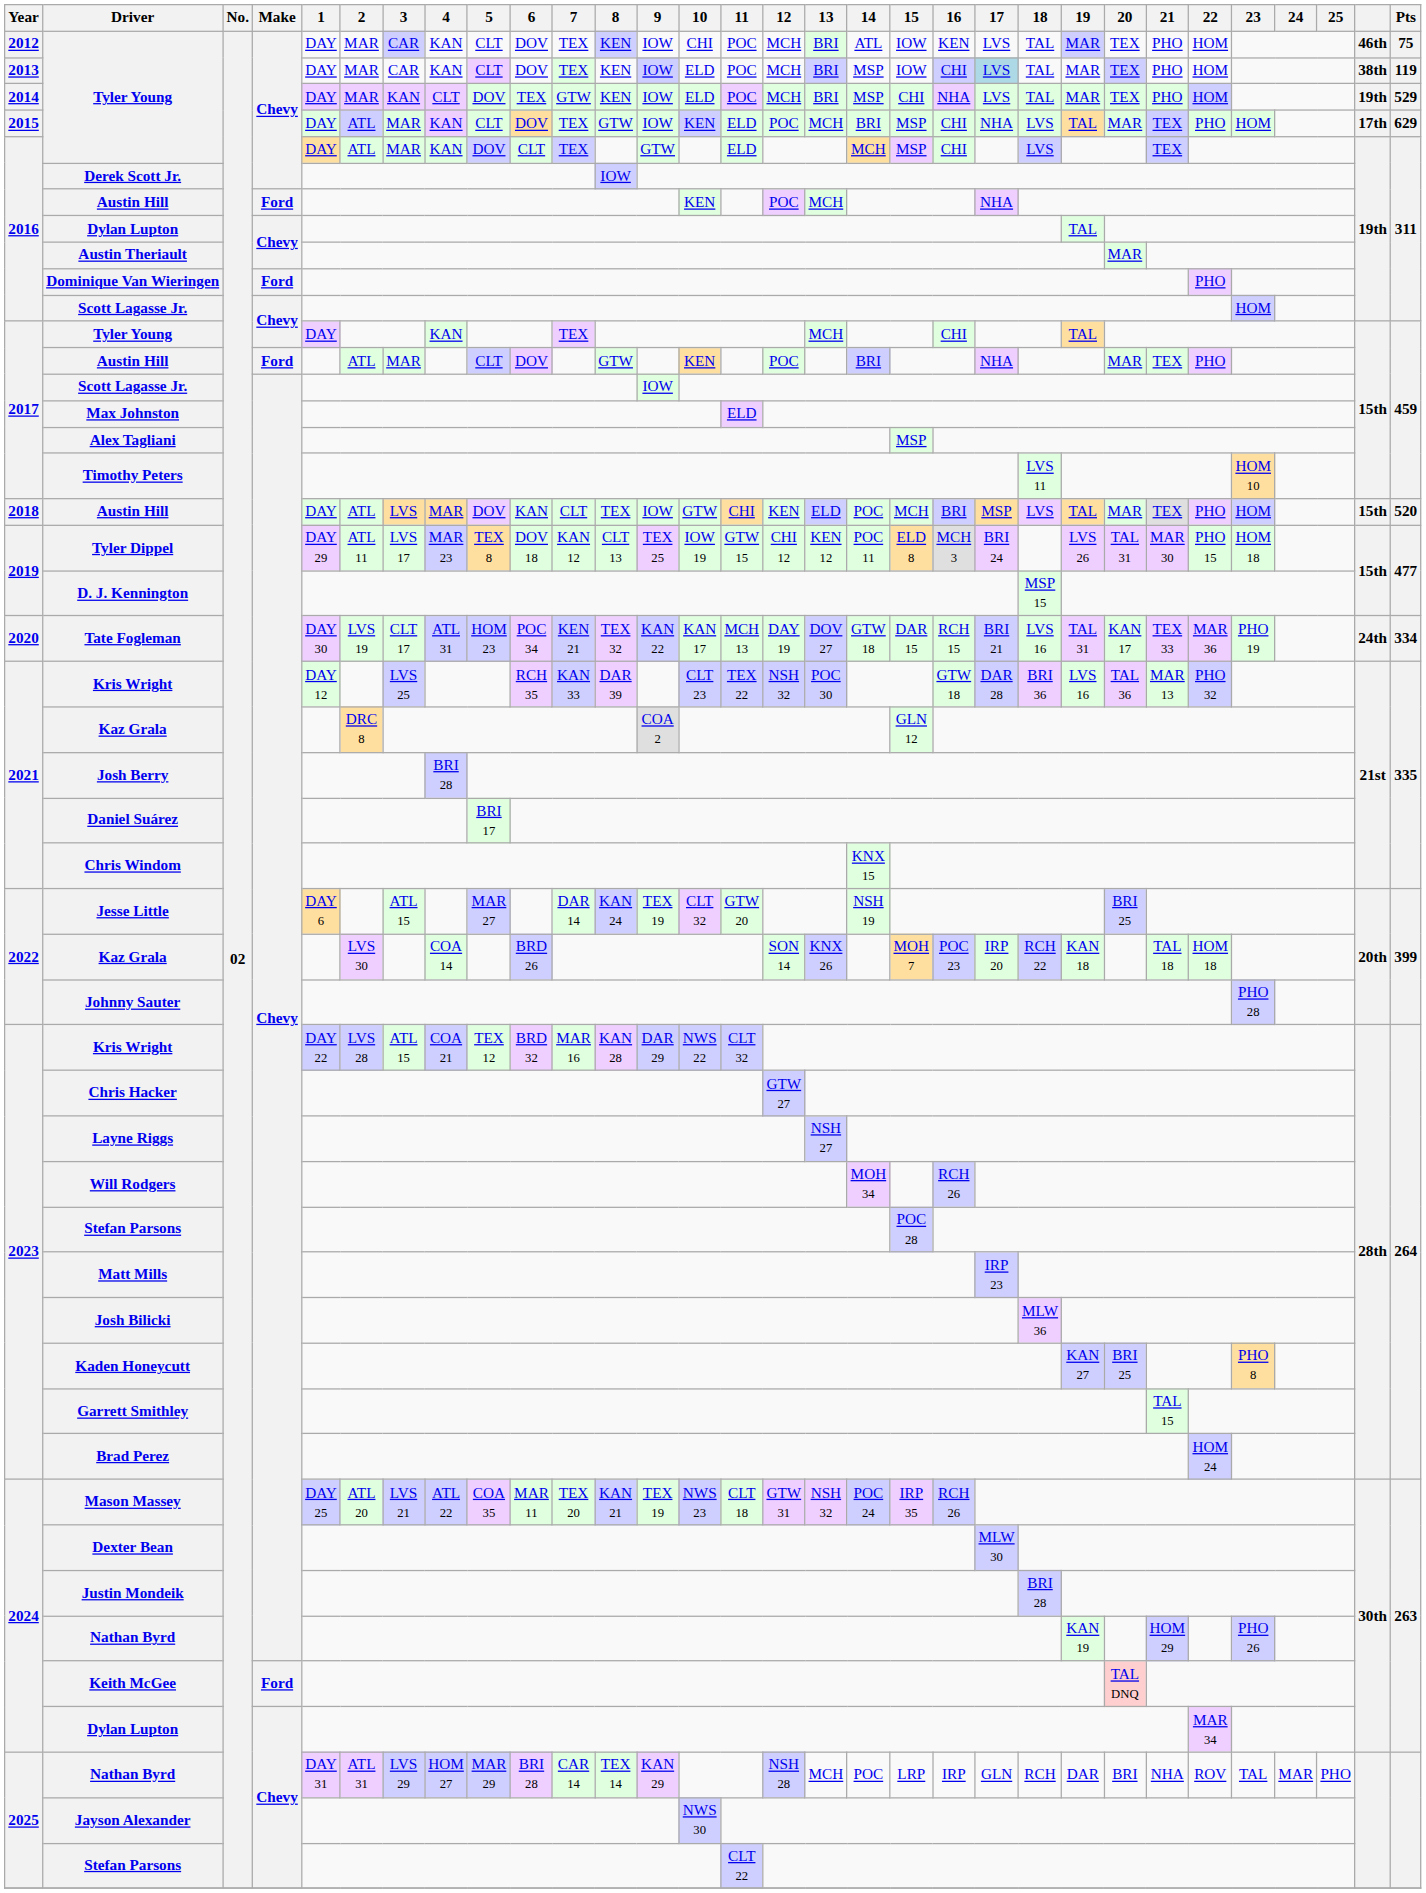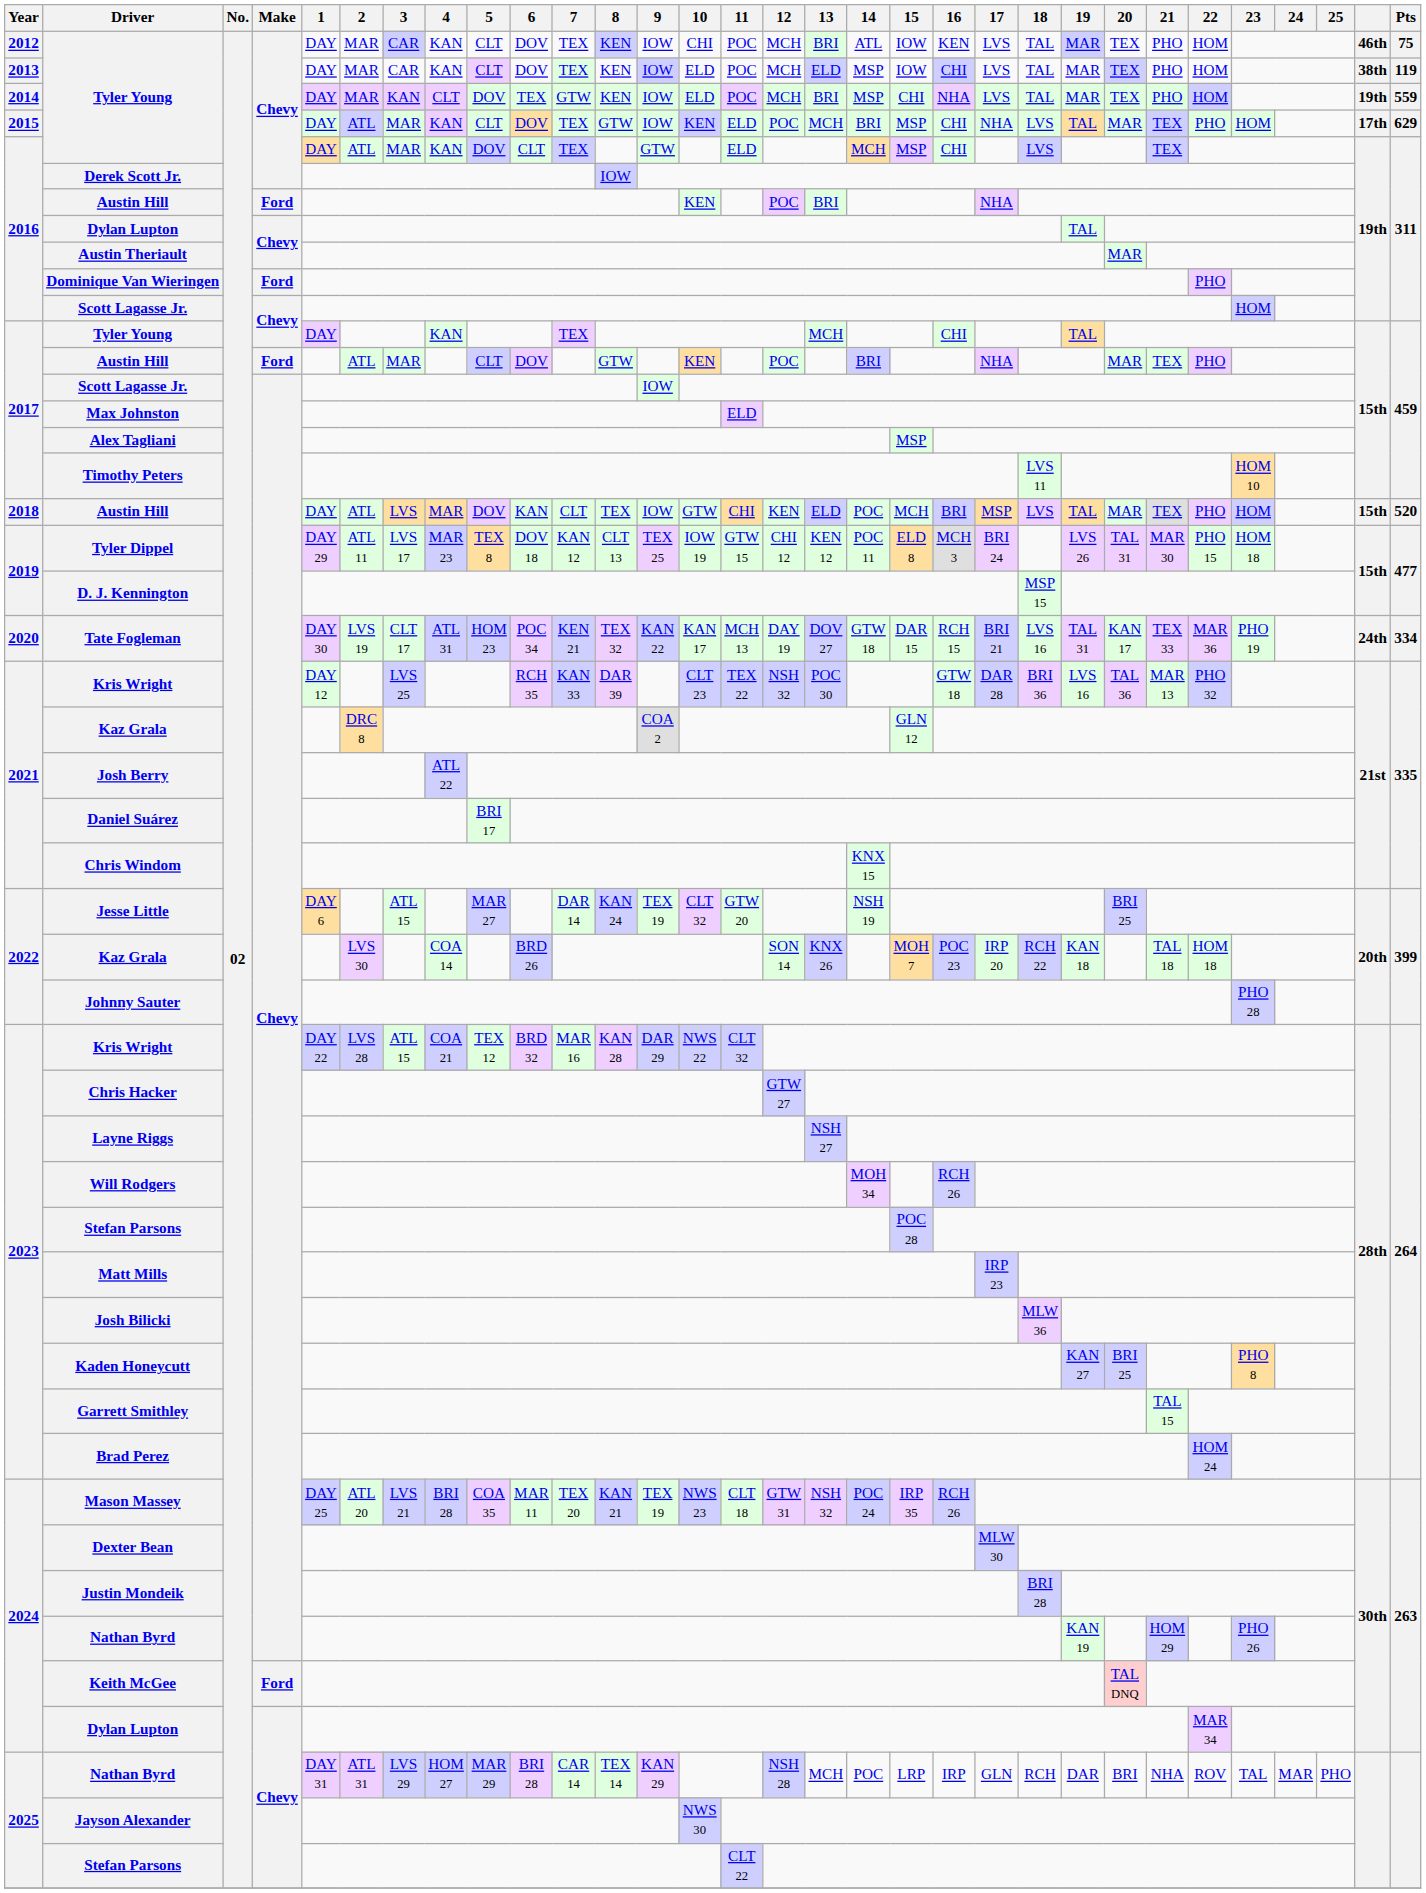(826, 70) BRI -> (826, 70) ELD
(997, 70) lightblue background -> (997, 70) no background
(1406, 96) 529 -> (1406, 96) 559
(826, 202) MCH -> (826, 202) BRI
(446, 774) BRI 28 -> (446, 774) ATL 22
(446, 1501) ATL 22 -> (446, 1501) BRI 28
